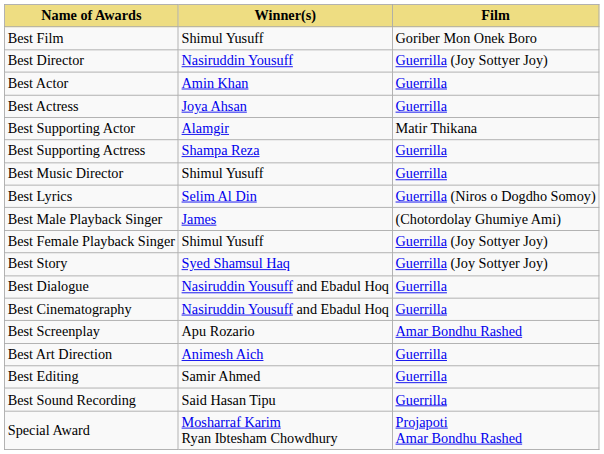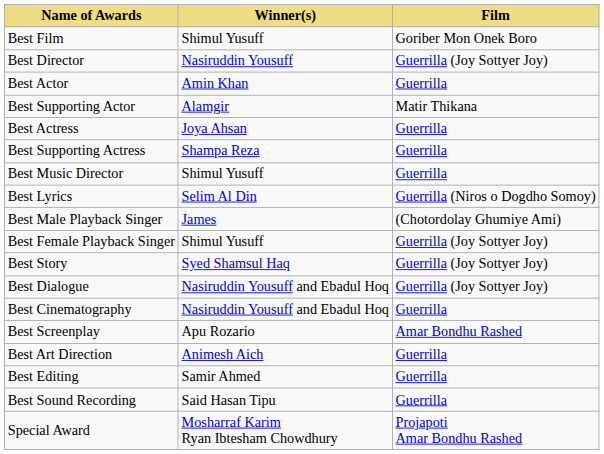rows swapped: (43, 106) <-> (71, 128)
(421, 286) Guerrilla -> (472, 286) Guerrilla (Joy Sottyer Joy)
